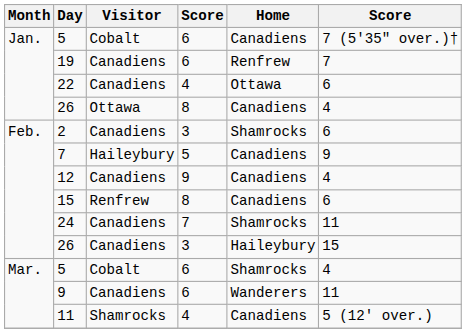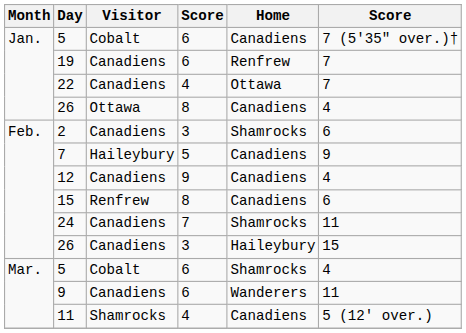(327, 85) 6 -> (327, 85) 7
